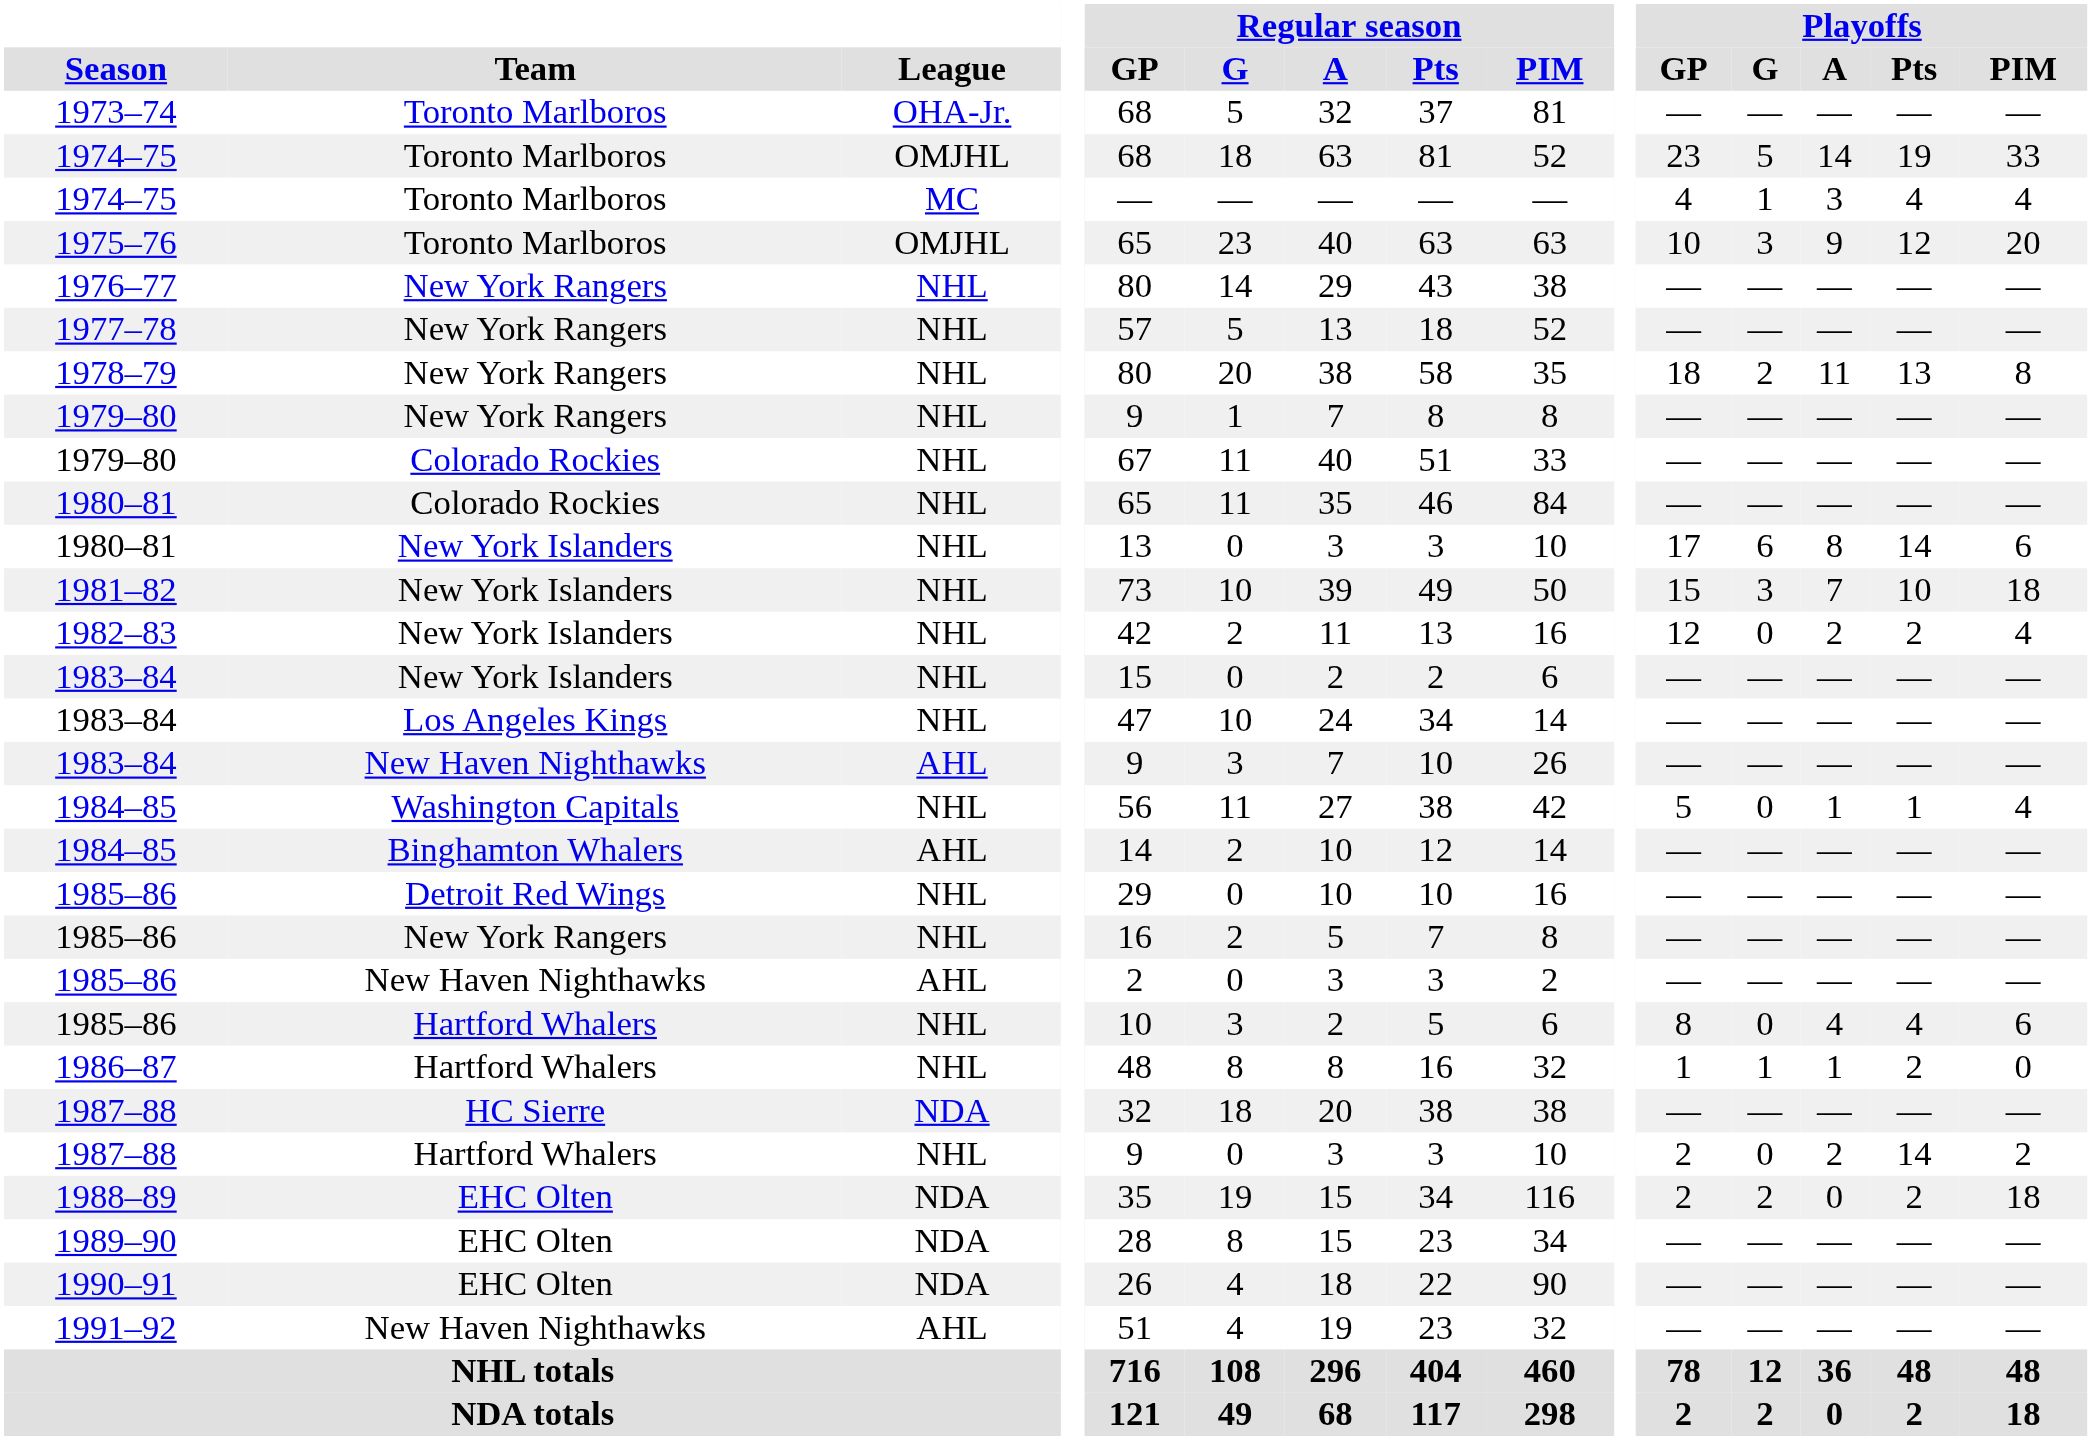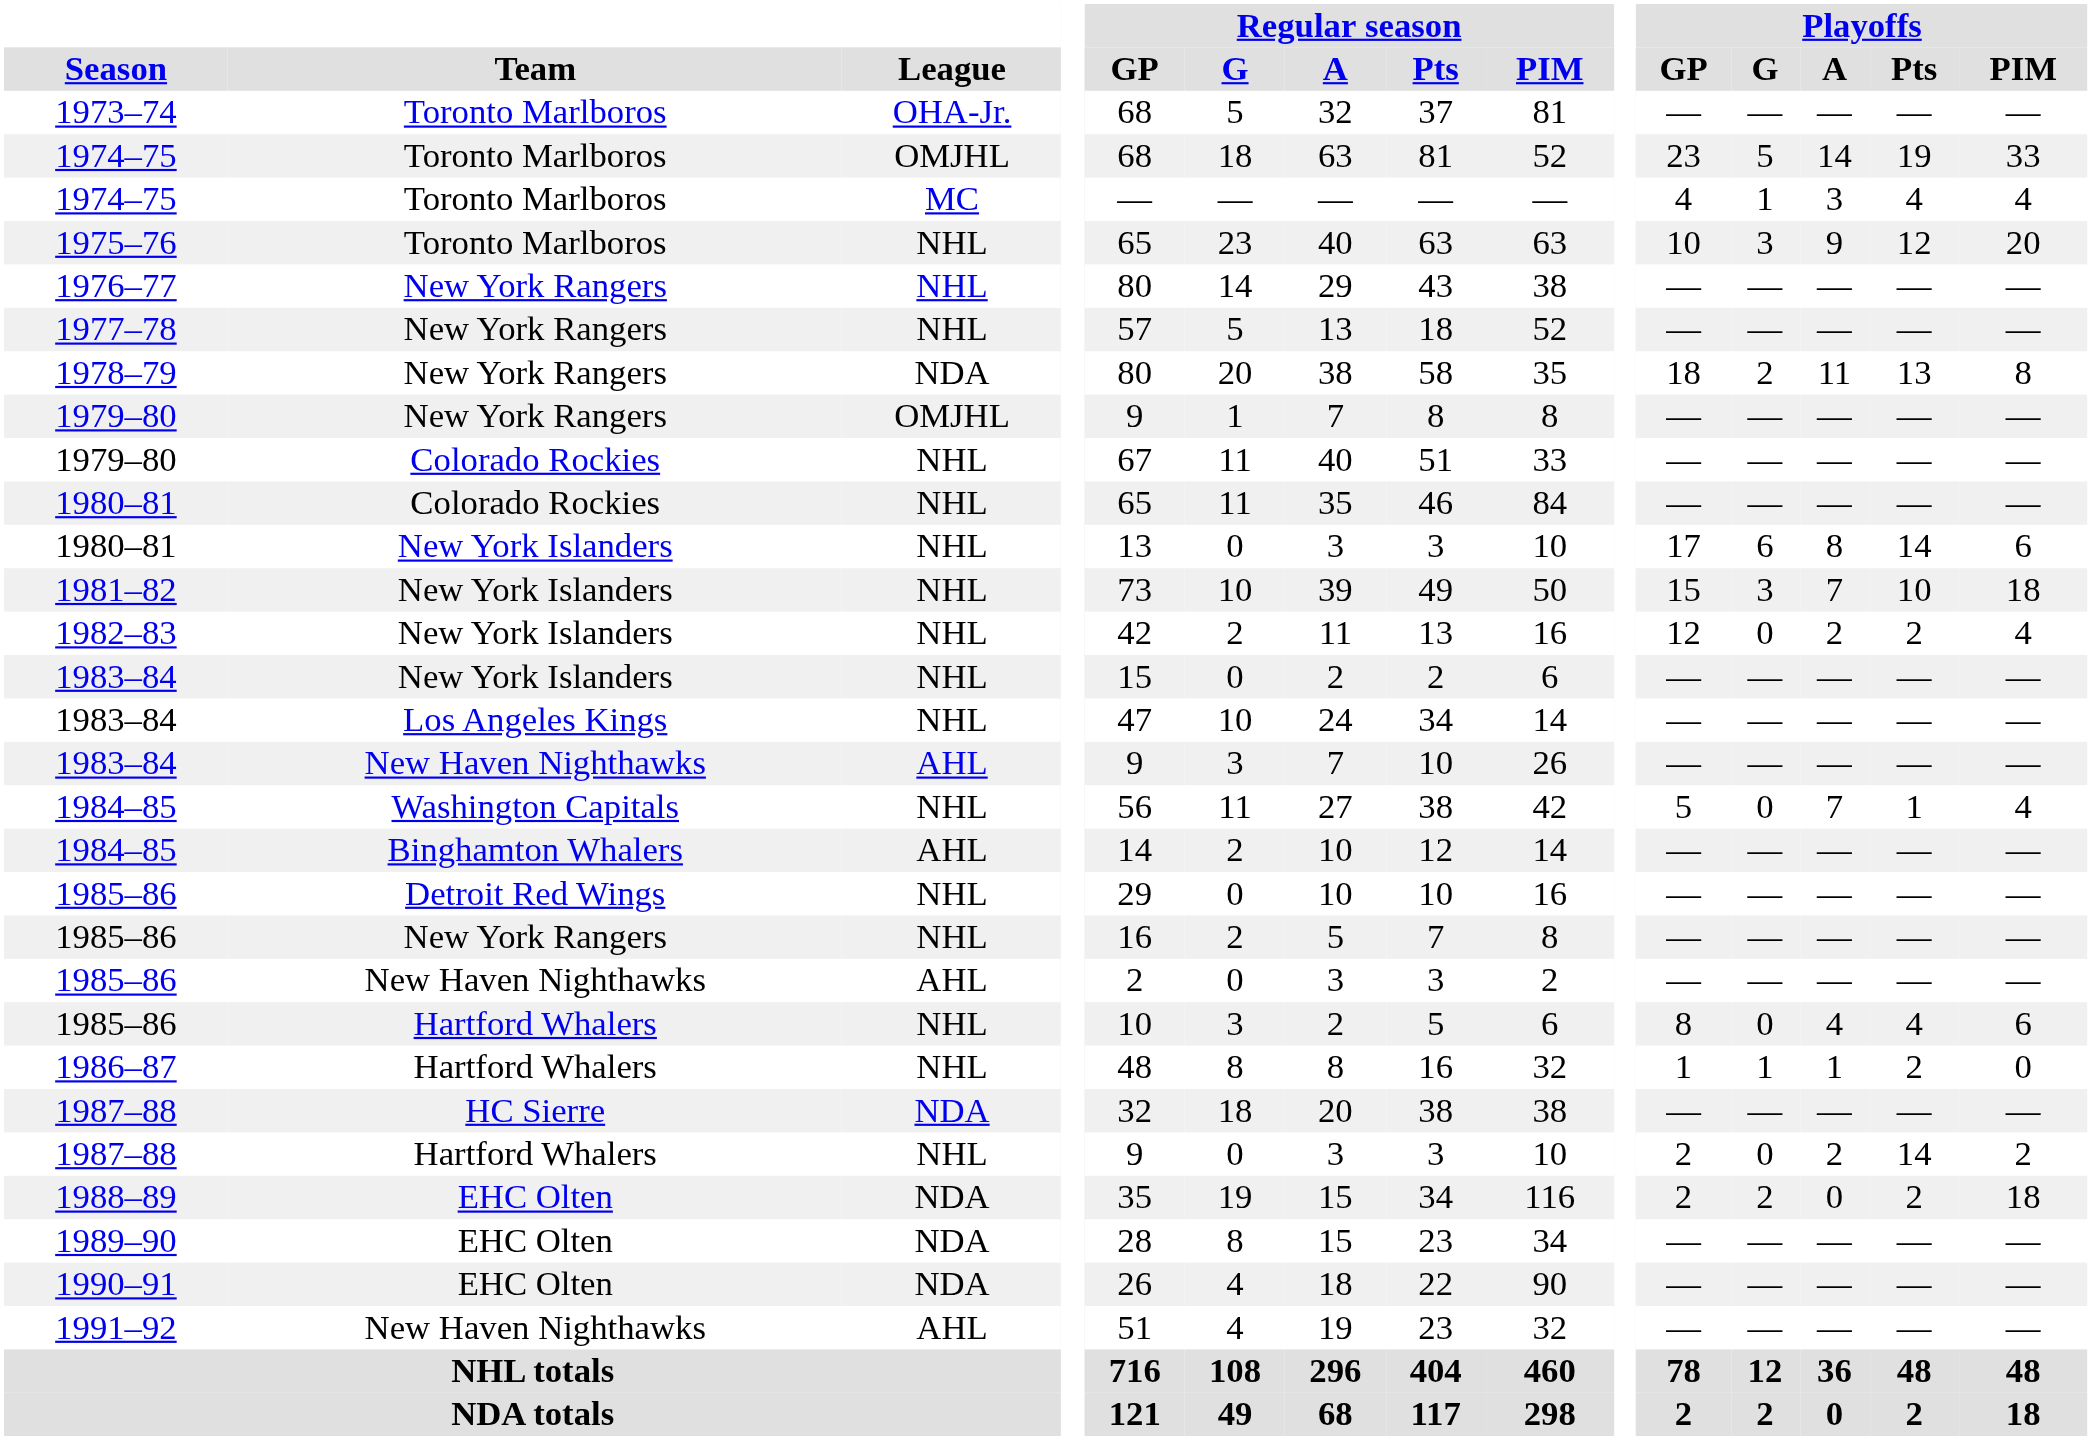(952, 242) OMJHL -> (952, 242) NHL
(952, 372) NHL -> (952, 372) NDA
(952, 415) NHL -> (952, 415) OMJHL
(1834, 806) 1 -> (1834, 806) 7
